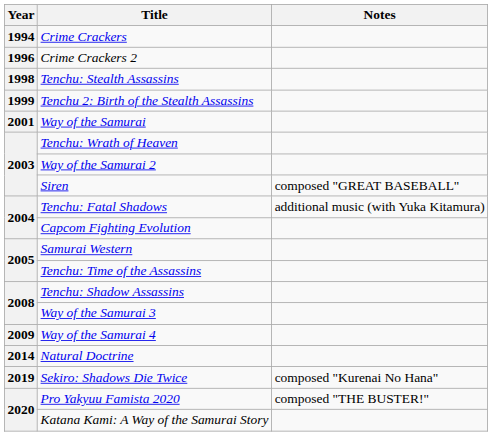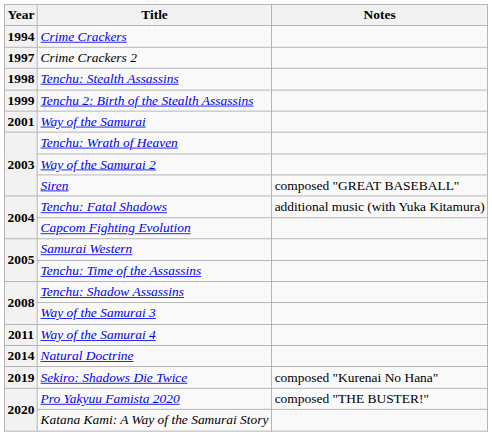(21, 57) 1996 -> (21, 57) 1997
(21, 334) 2009 -> (21, 334) 2011
